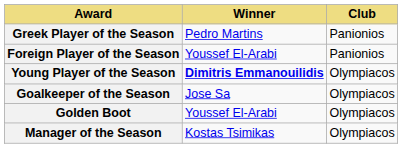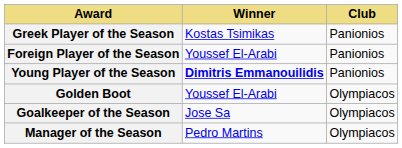(224, 34) Pedro Martins -> (230, 34) Kostas Tsimikas
(362, 73) Olympiacos -> (357, 73) Panionios
rows swapped: (93, 93) <-> (93, 113)
(230, 133) Kostas Tsimikas -> (224, 133) Pedro Martins
